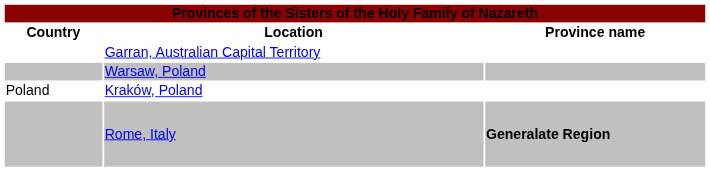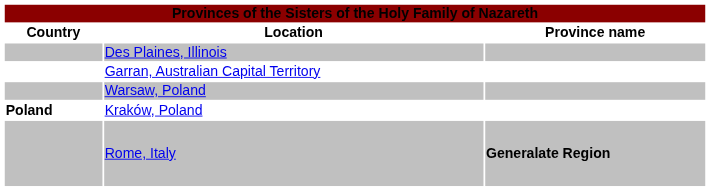+ row: (166, 52)
(28, 91) normal -> (29, 110) bold
